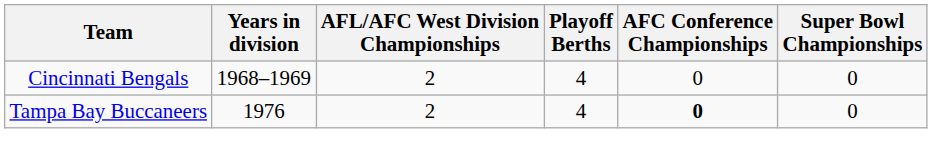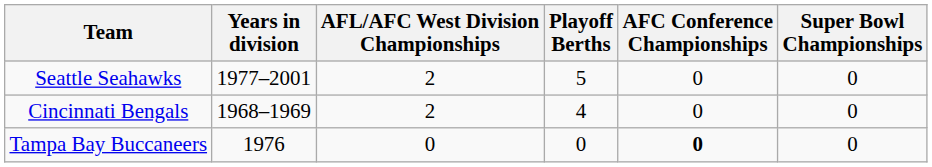+ row: (108, 77)
(430, 111) 2 -> (430, 144) 0
(581, 111) 4 -> (581, 144) 0
